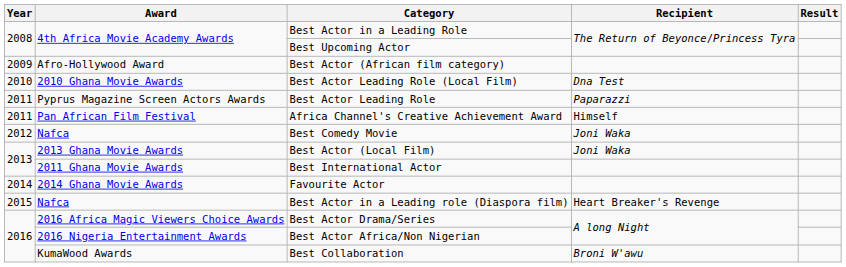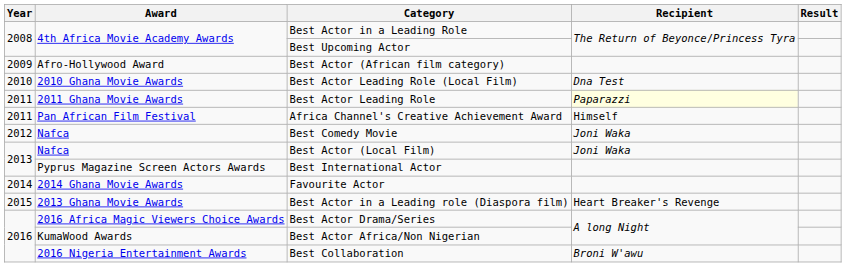(151, 99) Pyprus Magazine Screen Actors Awards -> (110, 99) 2011 Ghana Movie Awards
(602, 99) no background -> (602, 99) lightyellow background
(110, 150) 2013 Ghana Movie Awards -> (53, 150) Nafca
(110, 167) 2011 Ghana Movie Awards -> (151, 167) Pyprus Magazine Screen Actors Awards
(53, 202) Nafca -> (110, 202) 2013 Ghana Movie Awards
(142, 236) 2016 Nigeria Entertainment Awards -> (85, 236) KumaWood Awards
(85, 253) KumaWood Awards -> (142, 253) 2016 Nigeria Entertainment Awards
